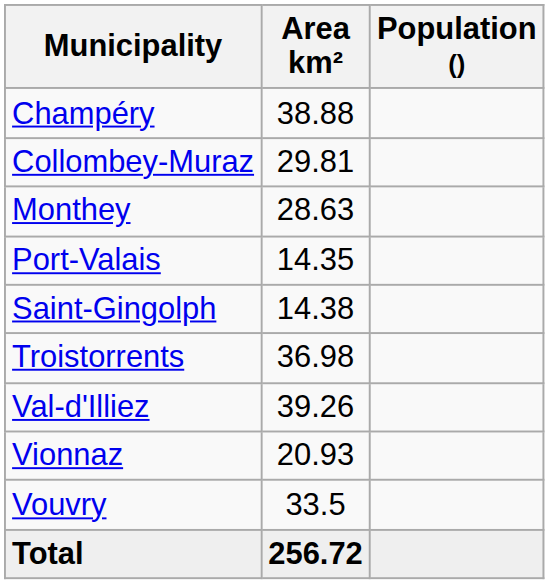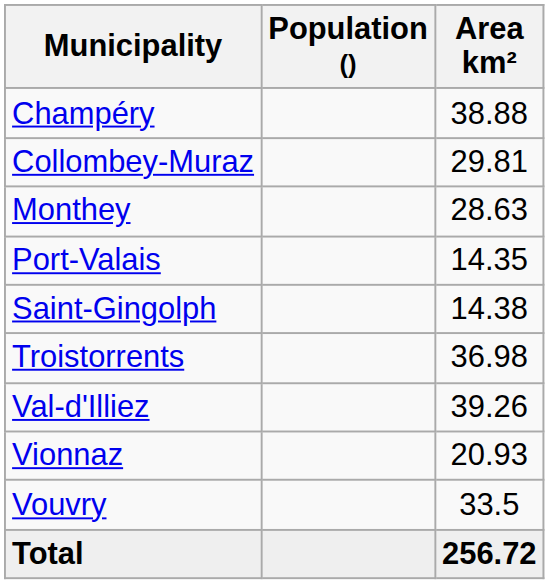columns swapped: (457, 46) <-> (315, 46)
